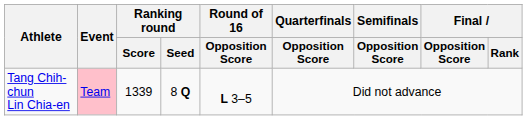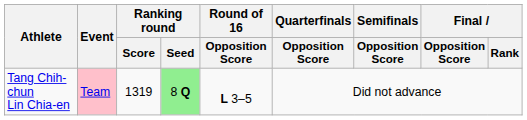(139, 92) 1339 -> (139, 92) 1319
(180, 92) no background -> (180, 92) lightgreen background
